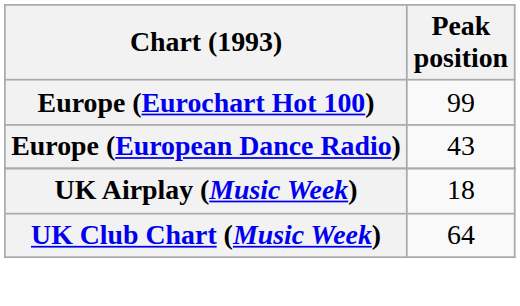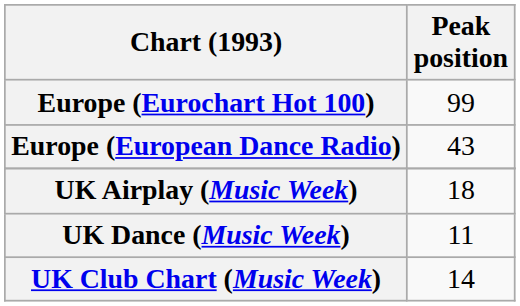+ row: (206, 234)
(461, 234) 64 -> (461, 278) 14
